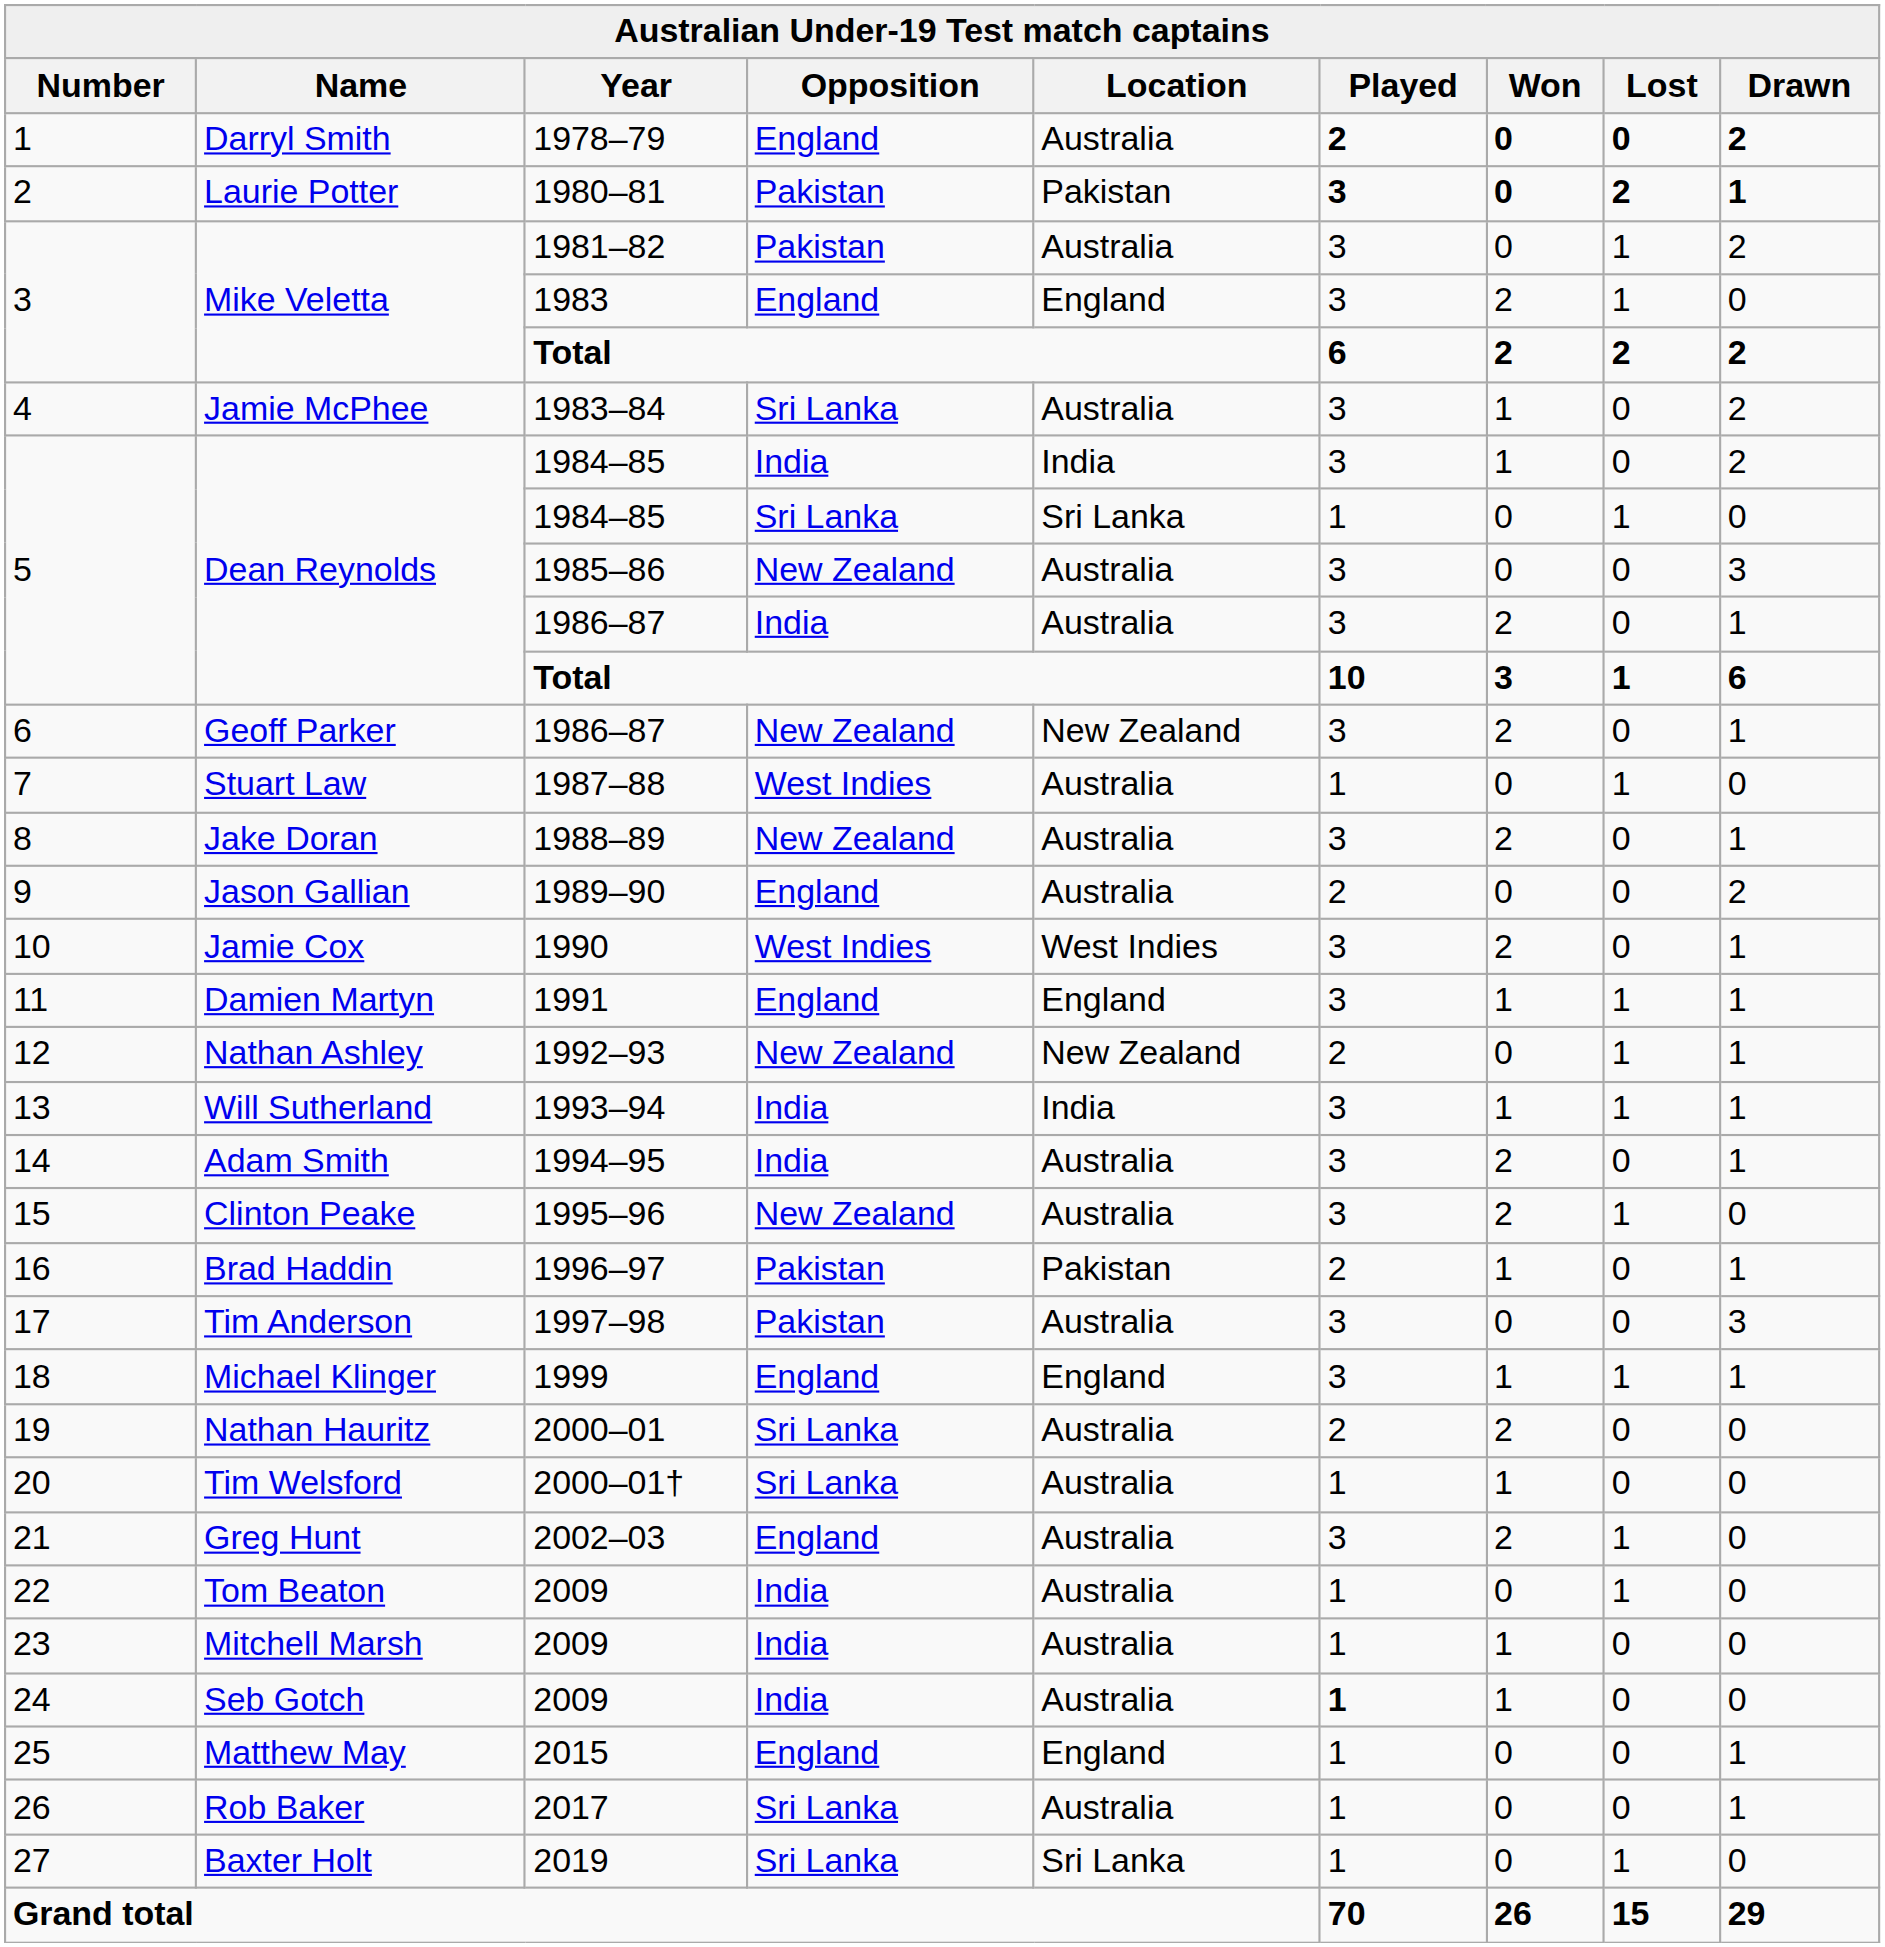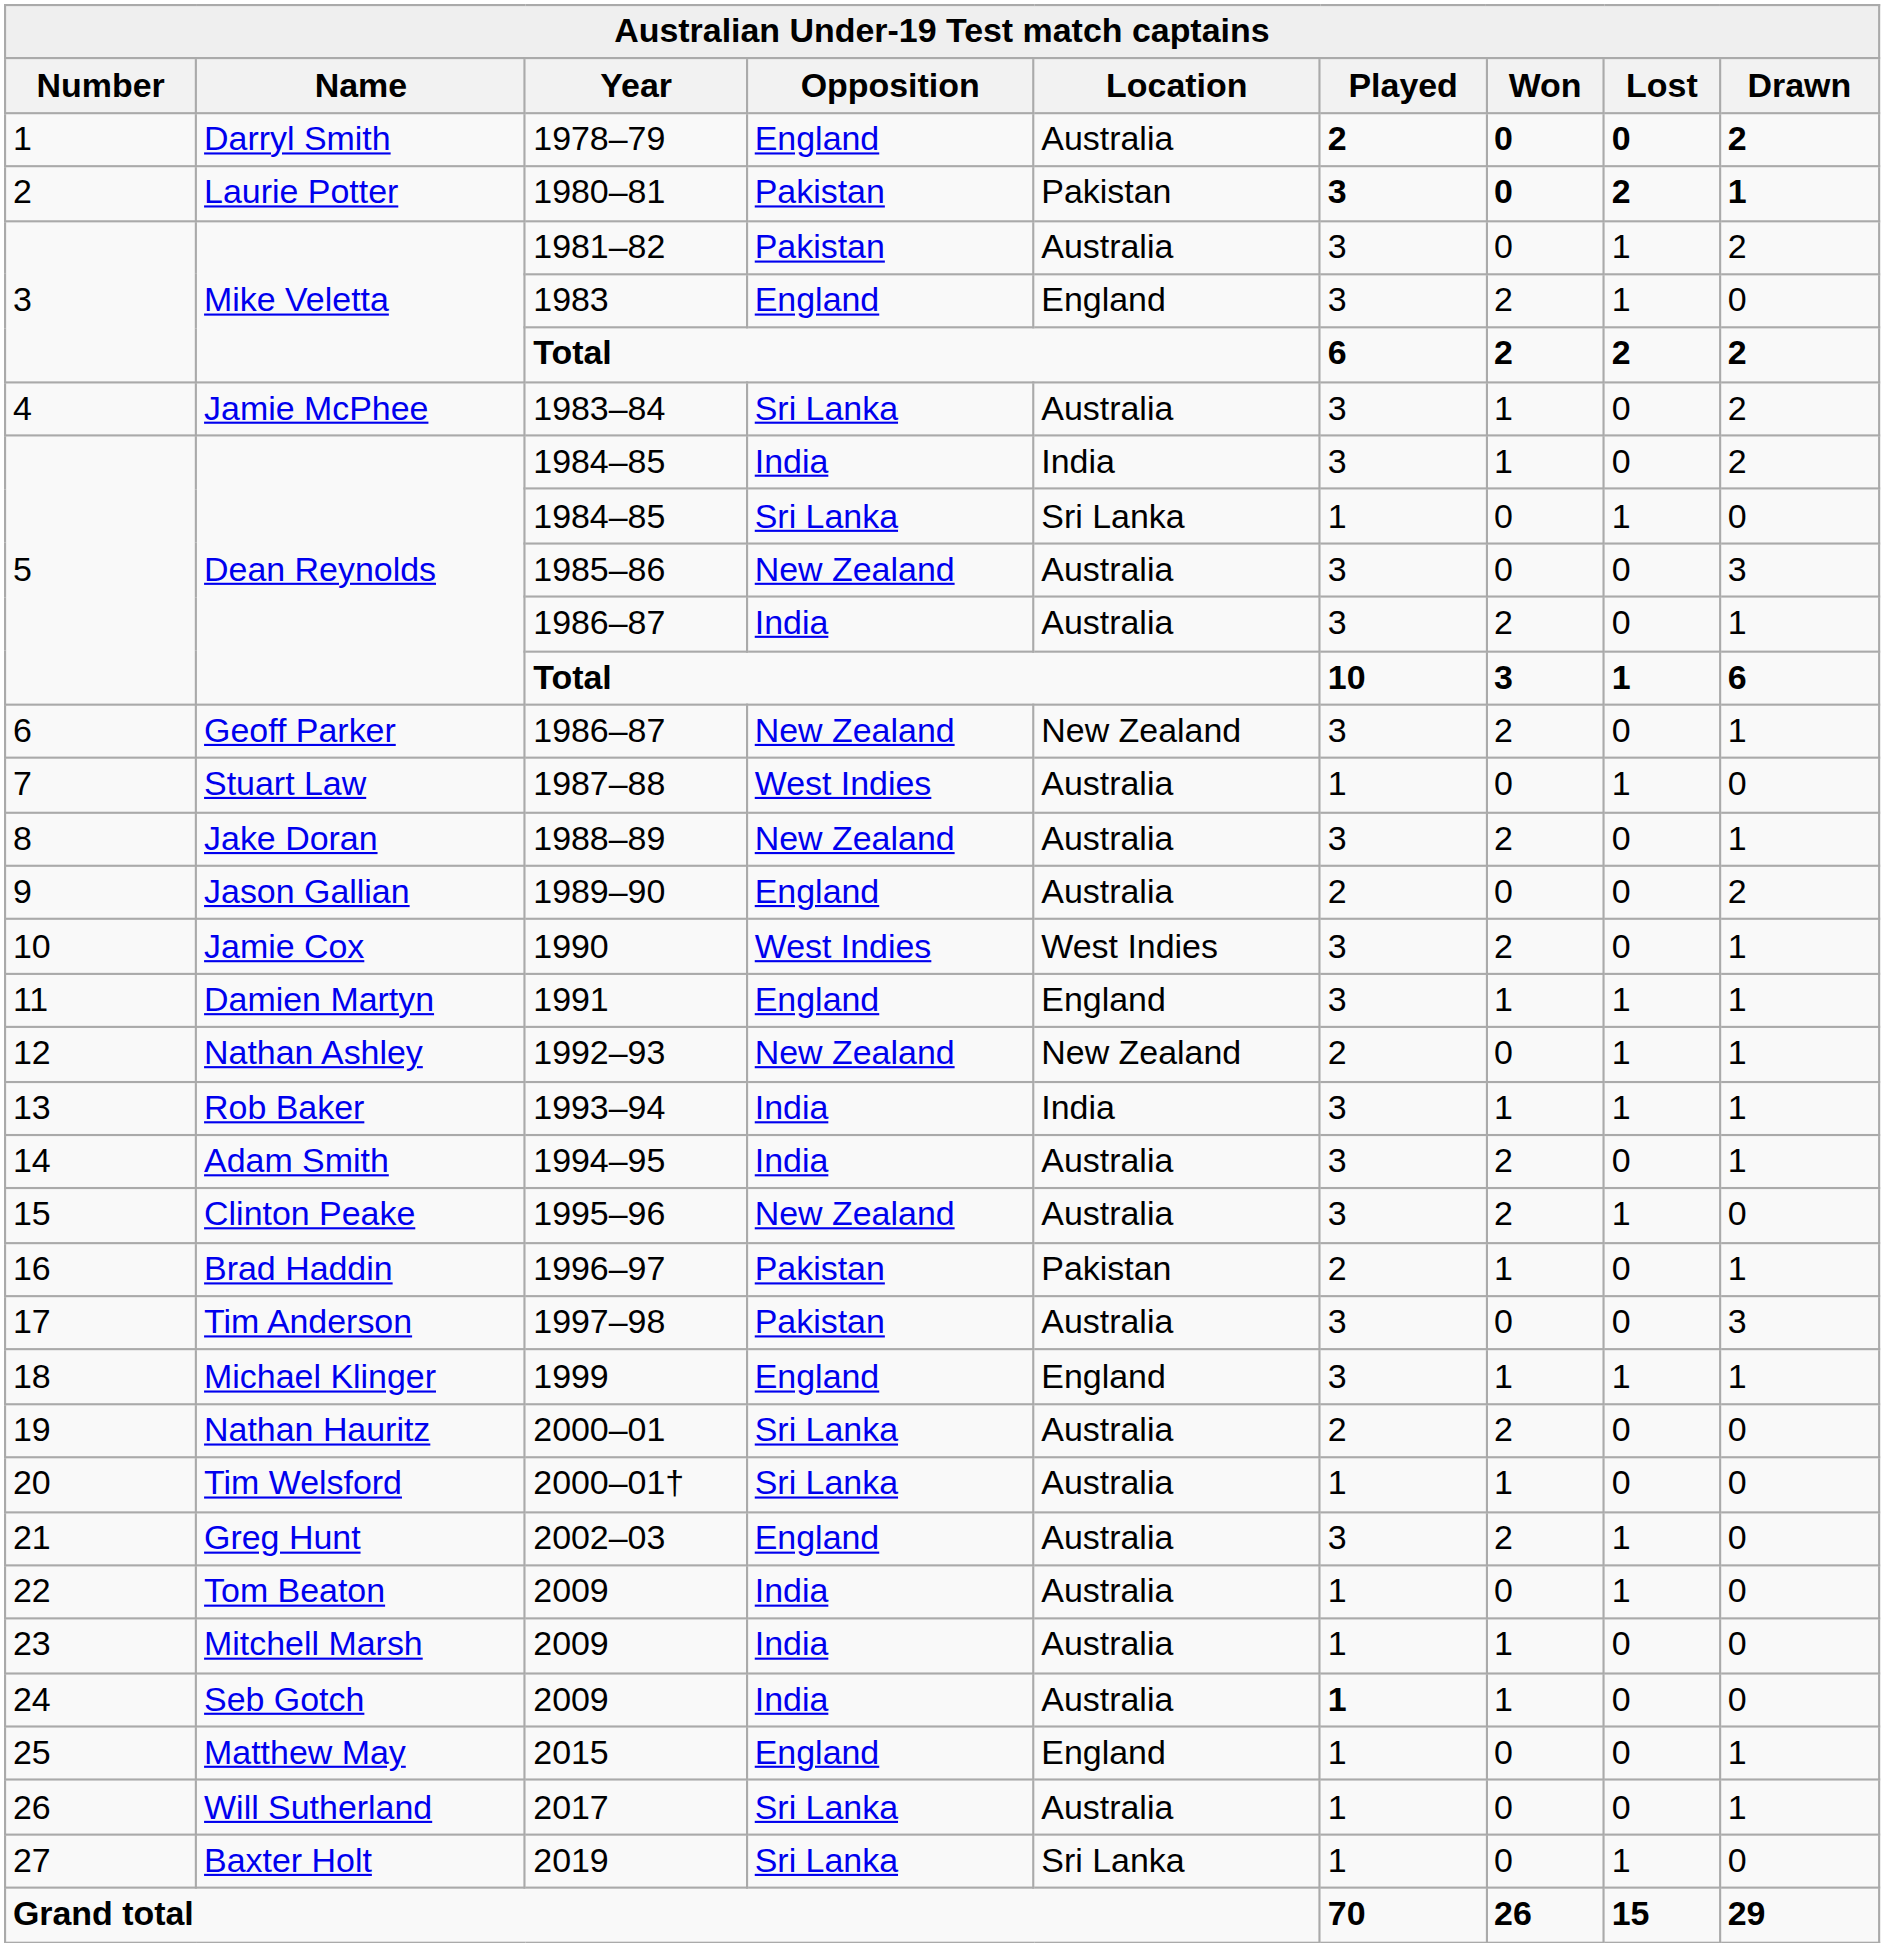(318, 1107) Will Sutherland -> (284, 1107) Rob Baker
(284, 1806) Rob Baker -> (318, 1806) Will Sutherland
